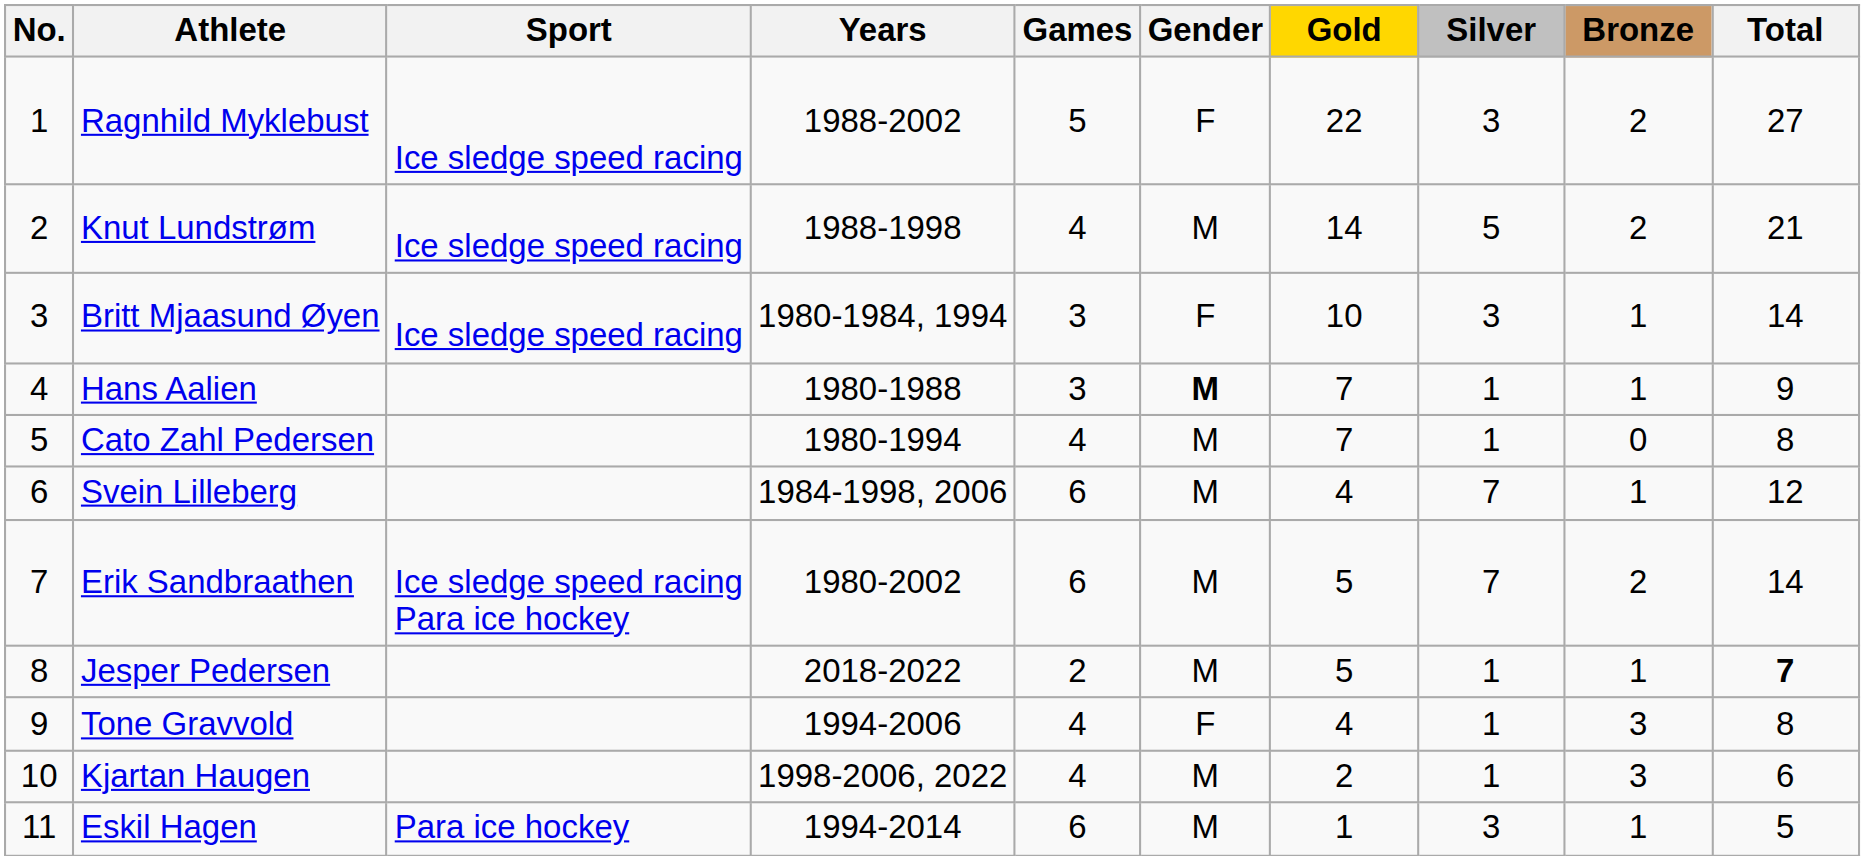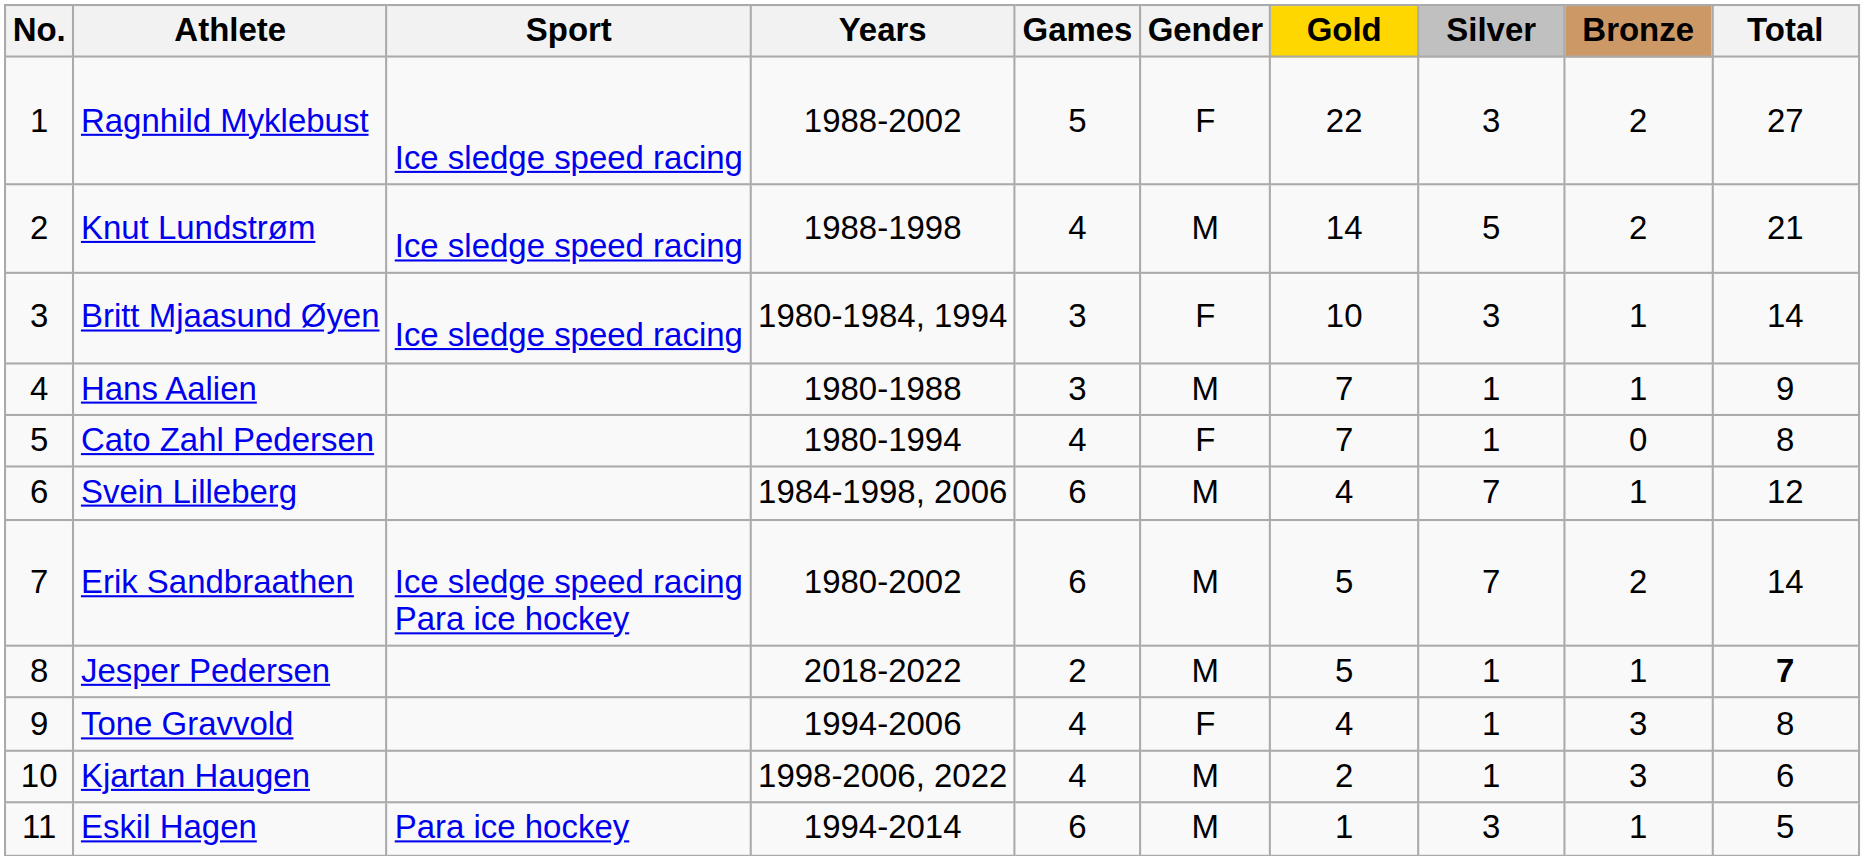(1205, 388) bold -> (1205, 388) normal
(1205, 440) M -> (1205, 440) F
